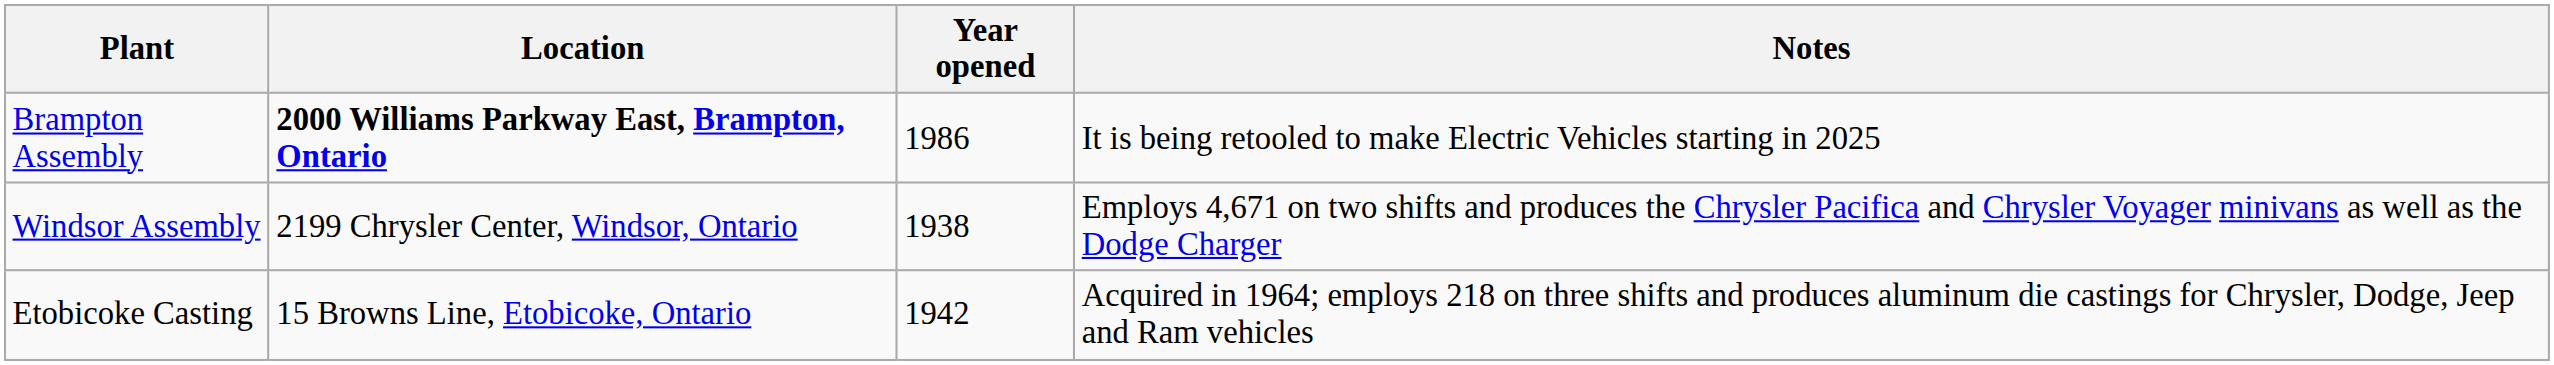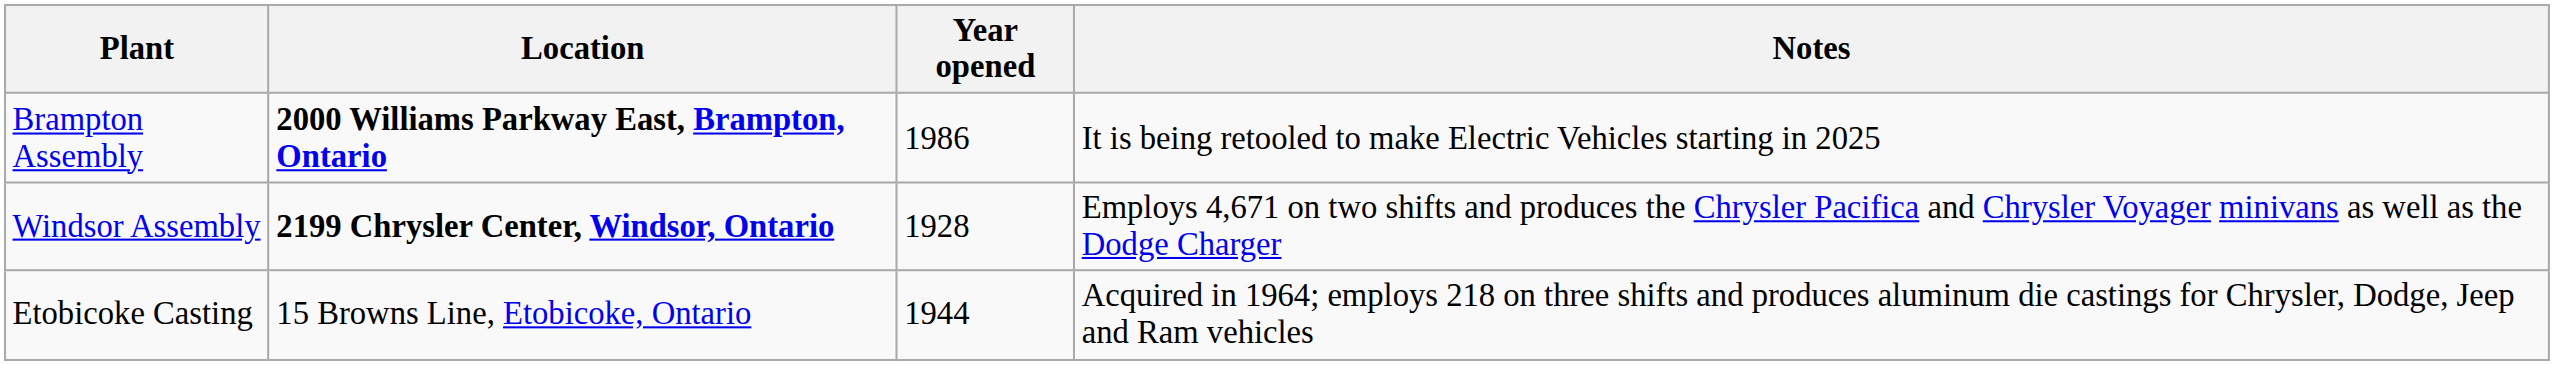(537, 225) normal -> (555, 225) bold
(937, 225) 1938 -> (937, 225) 1928
(937, 314) 1942 -> (937, 314) 1944
